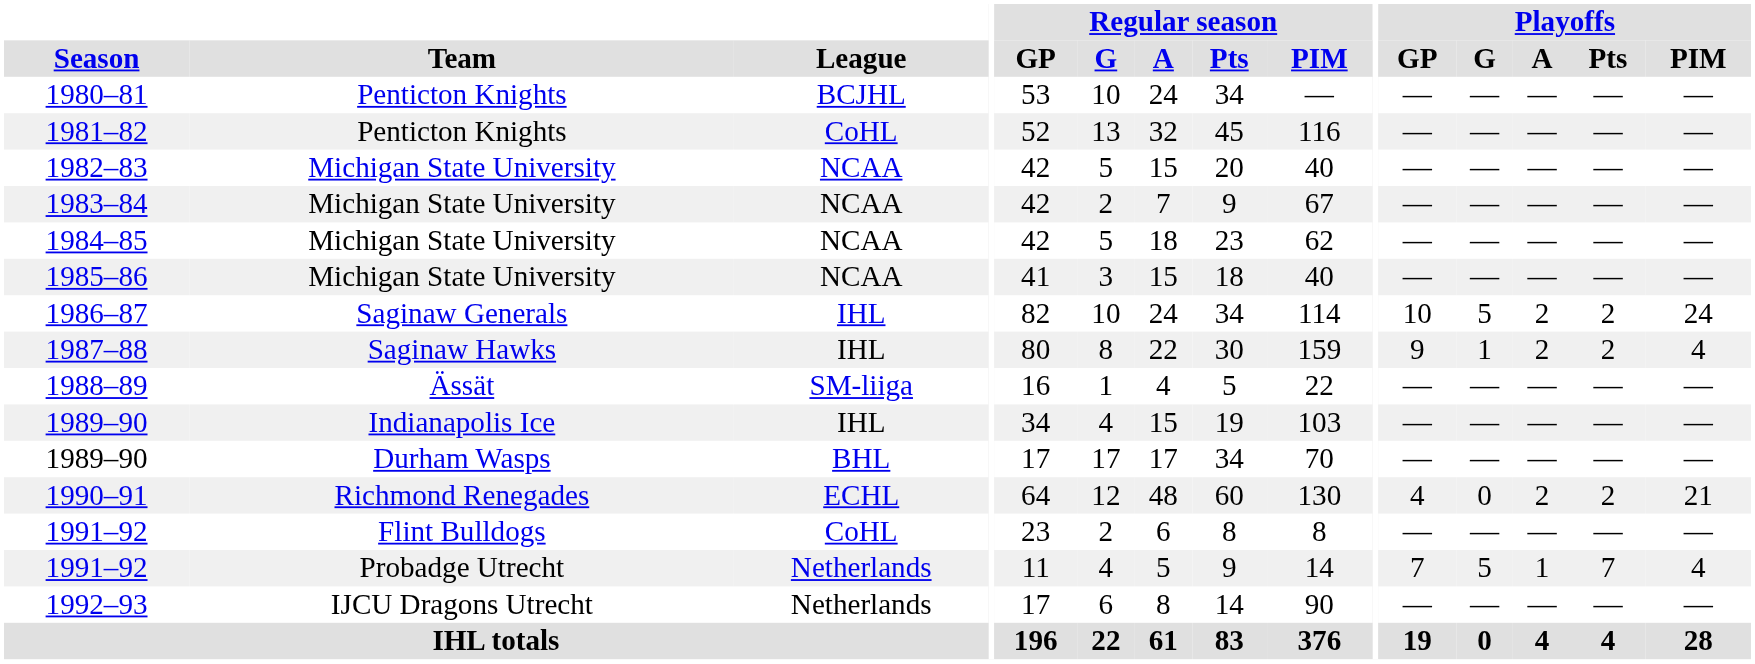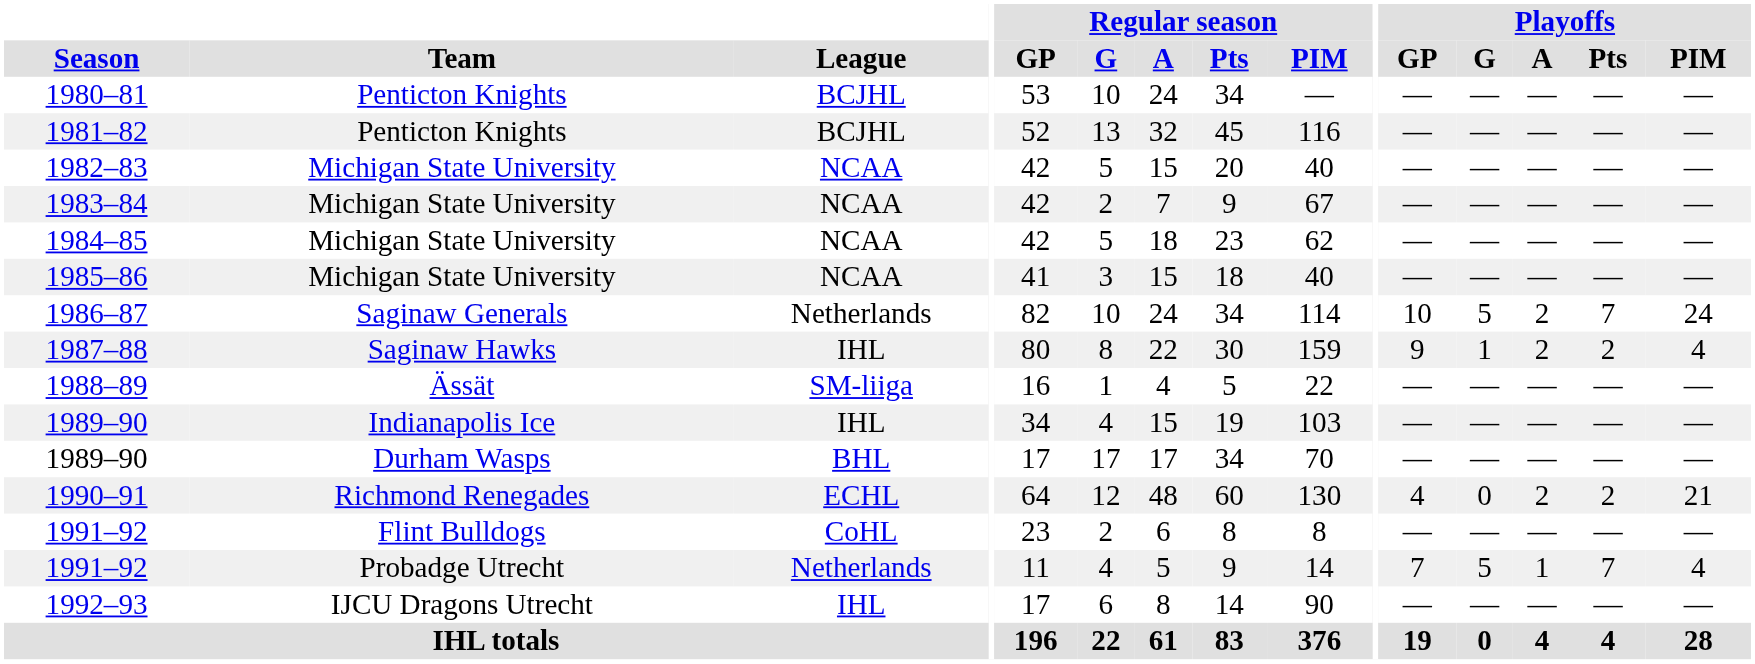(861, 130) CoHL -> (861, 130) BCJHL
(861, 312) IHL -> (861, 312) Netherlands
(1608, 312) 2 -> (1608, 312) 7
(861, 604) Netherlands -> (861, 604) IHL
